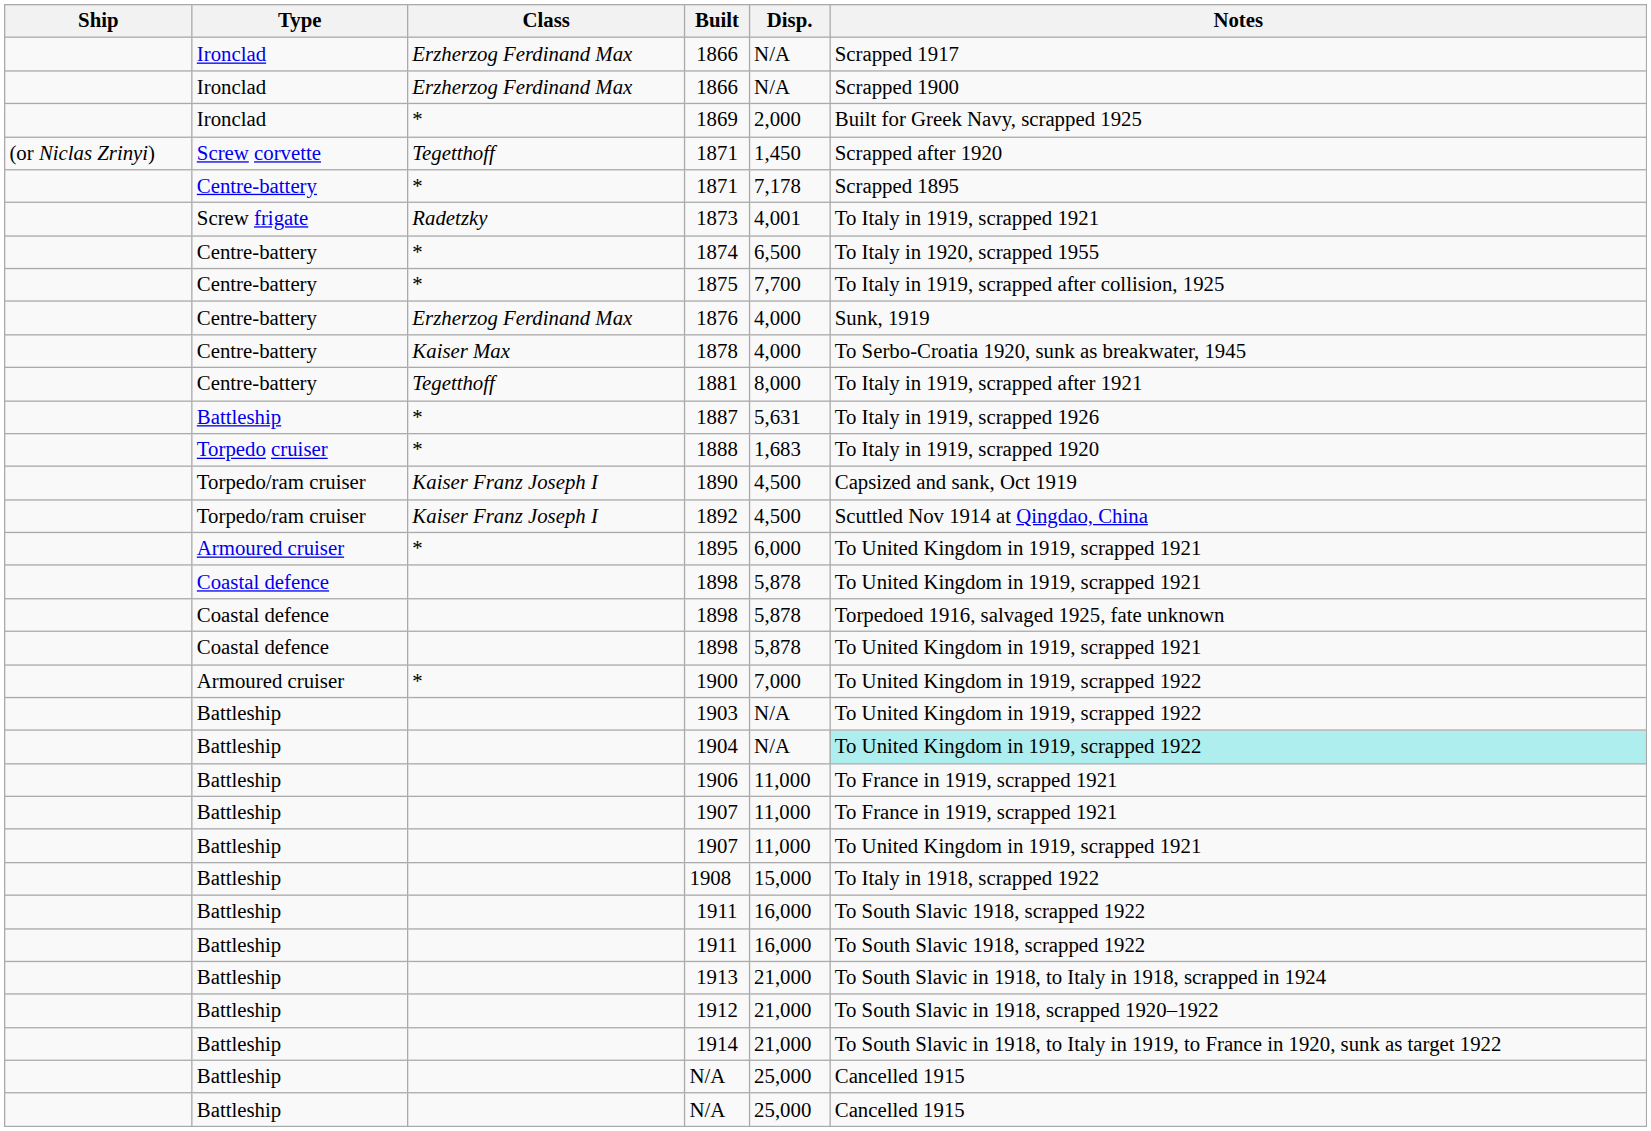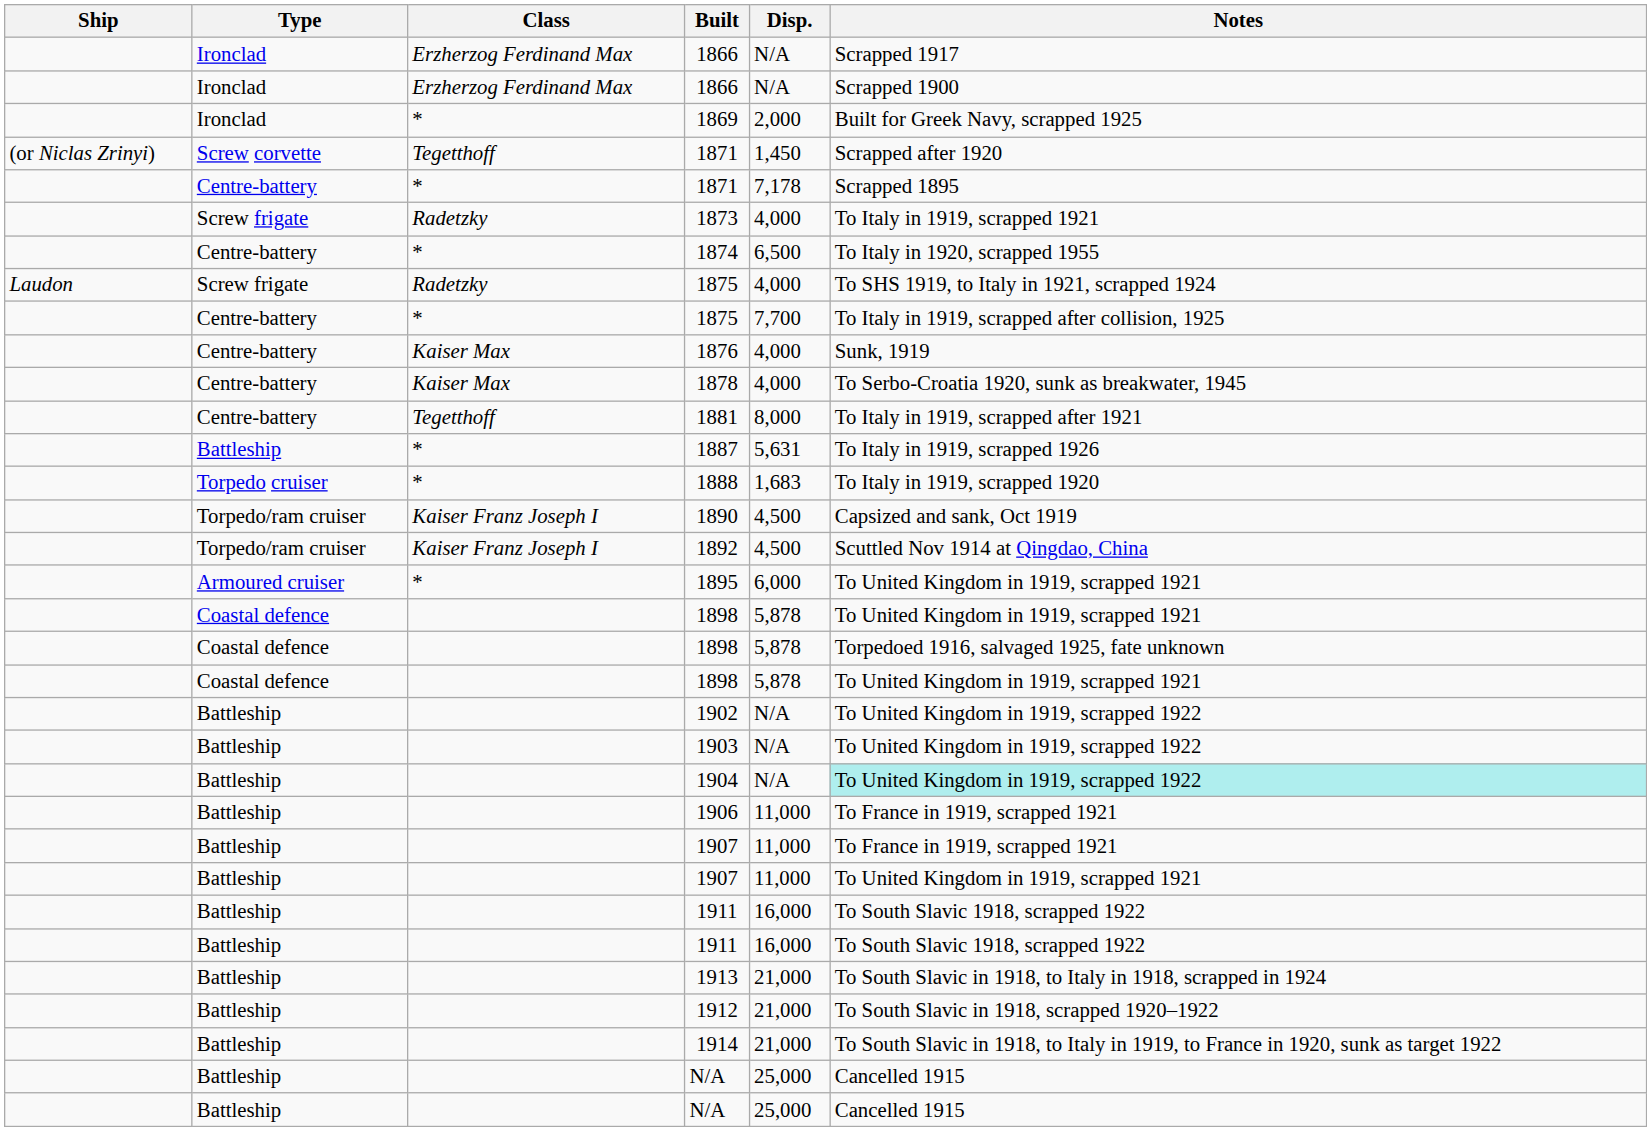(778, 218) 4,001 -> (778, 218) 4,000
+ row: (253, 284)
(522, 317) Erzherzog Ferdinand Max -> (461, 350) Kaiser Max
- row: (270, 680)
+ row: (239, 713)
- row: (239, 878)
